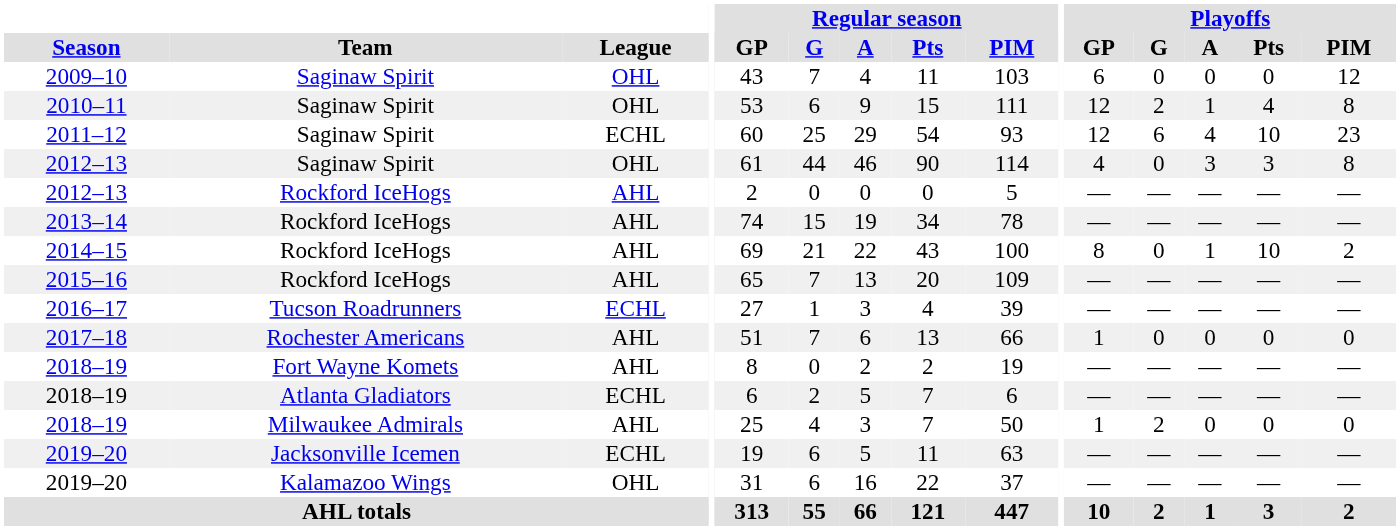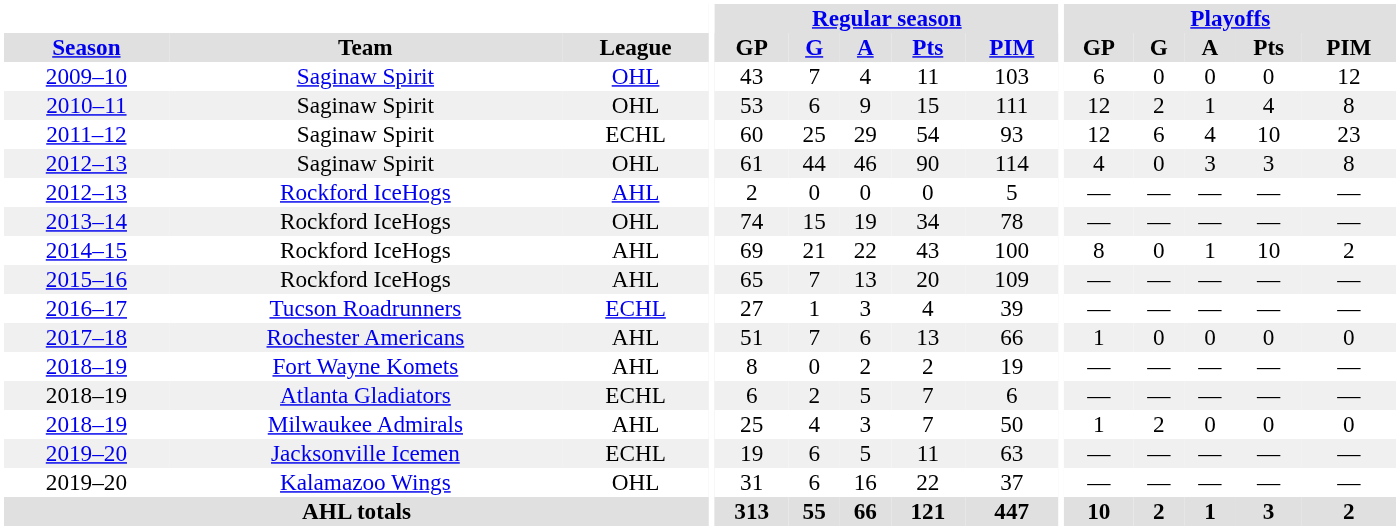(636, 221) AHL -> (636, 221) OHL
